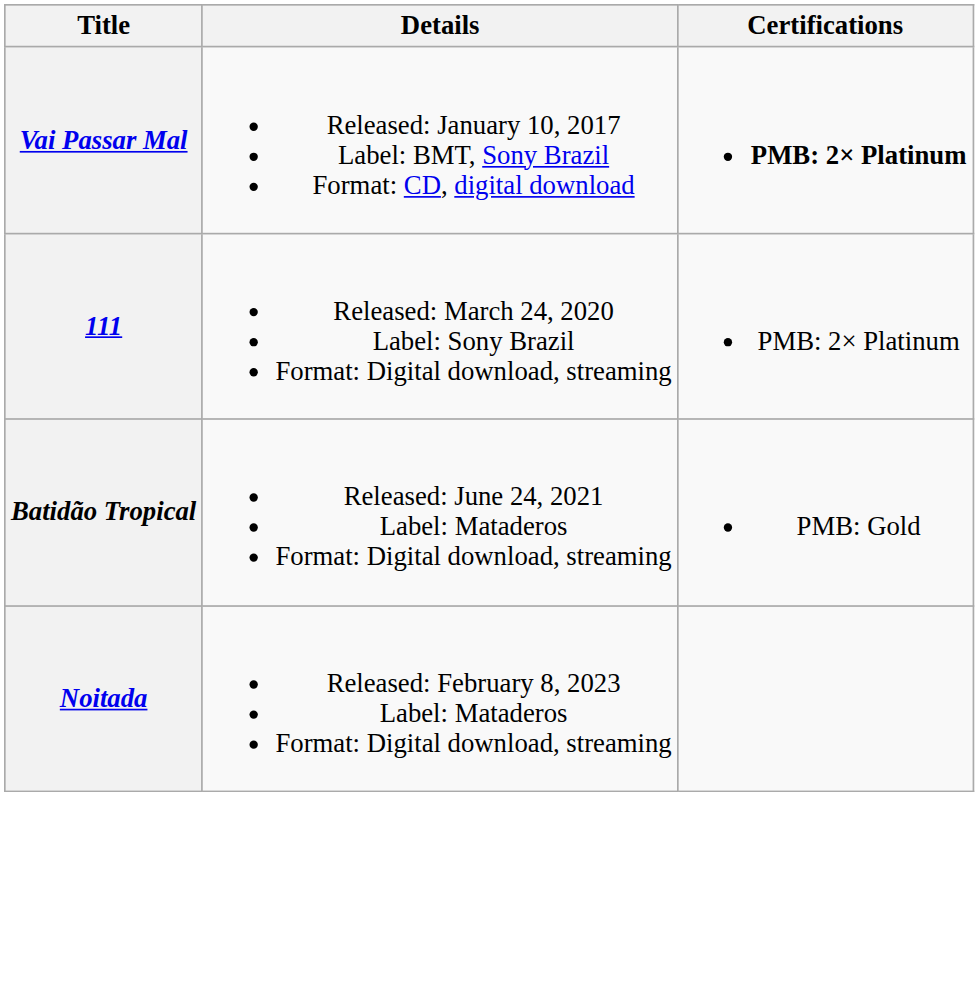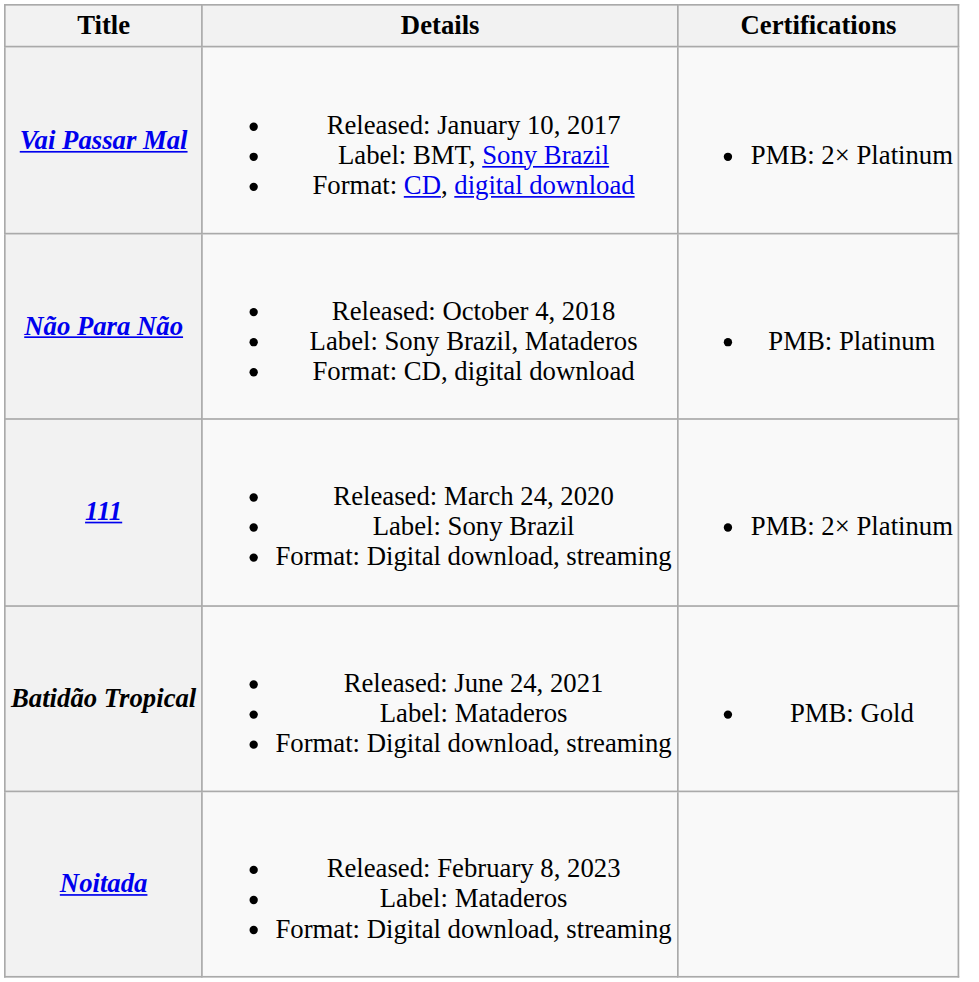(825, 155) bold -> (819, 155) normal
+ row: (104, 325)
